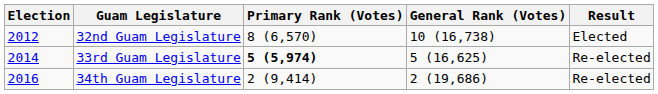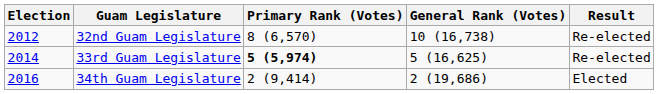(600, 36) Elected -> (612, 36) Re-elected
(612, 79) Re-elected -> (600, 79) Elected
